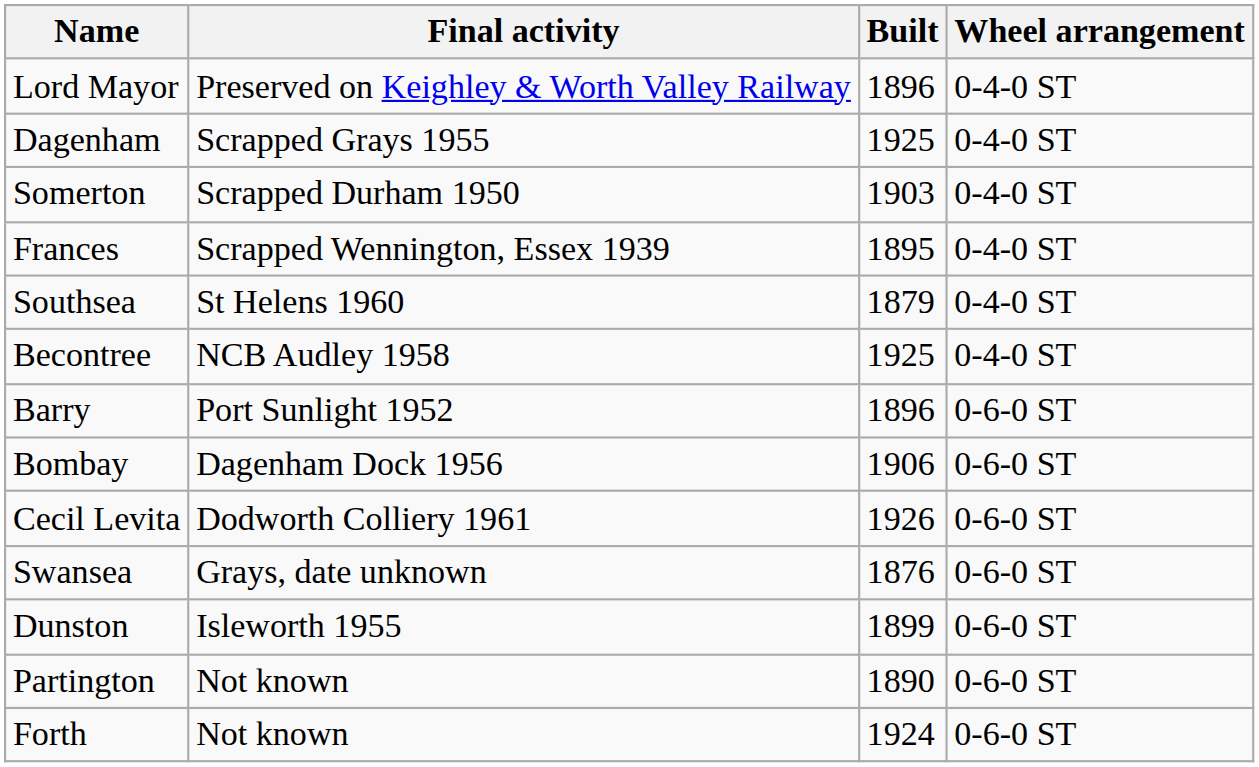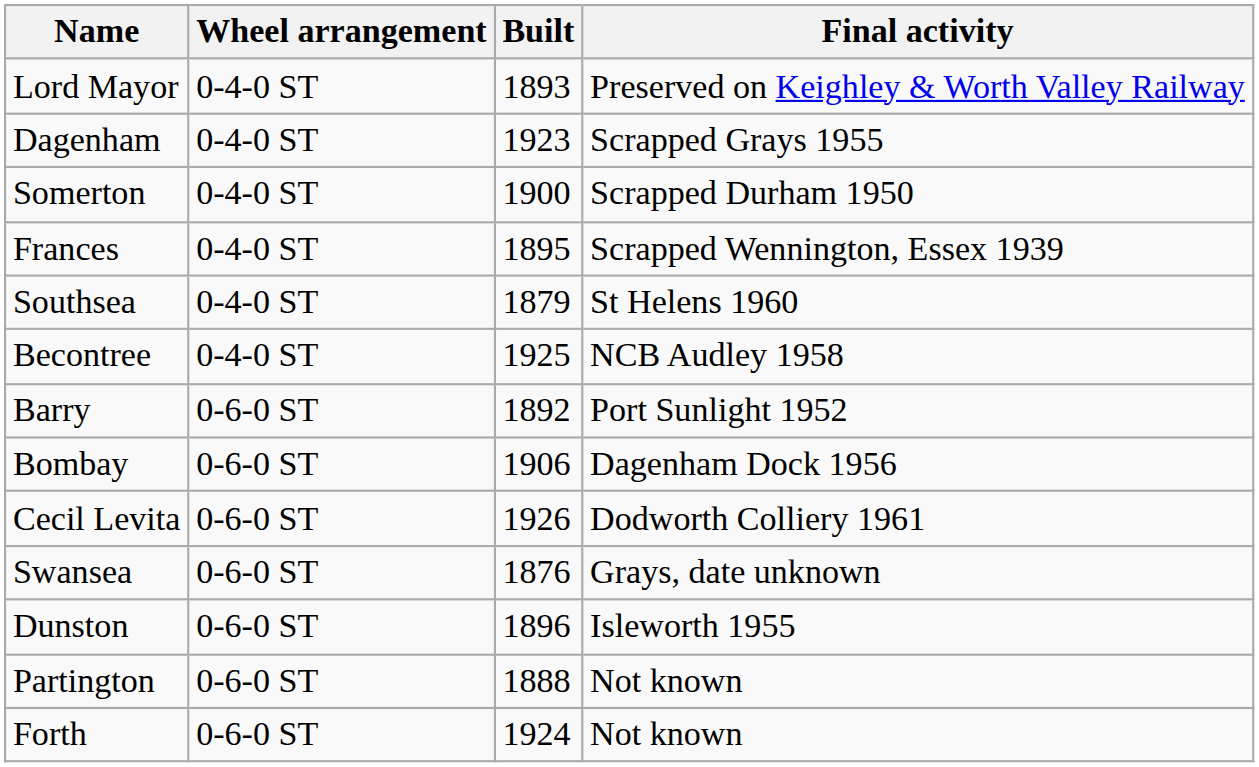columns swapped: (1100, 31) <-> (524, 31)
(901, 85) 1896 -> (536, 85) 1893
(901, 139) 1925 -> (536, 139) 1923
(901, 193) 1903 -> (536, 193) 1900
(901, 409) 1896 -> (536, 409) 1892
(901, 626) 1899 -> (536, 626) 1896
(901, 680) 1890 -> (536, 680) 1888
